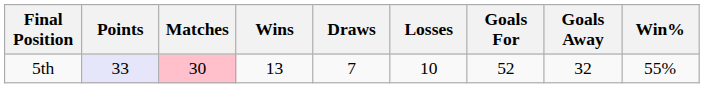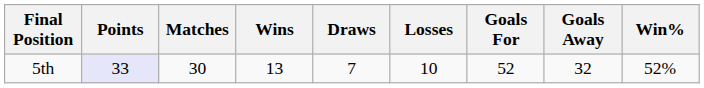(197, 68) pink background -> (197, 68) no background
(660, 68) 55% -> (660, 68) 52%
